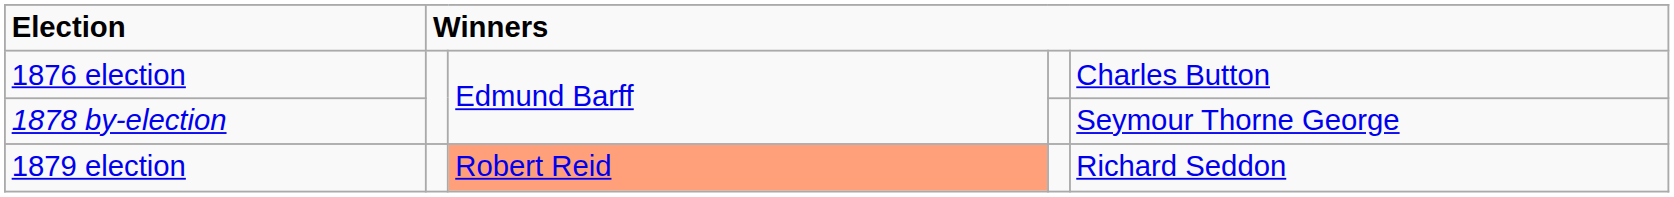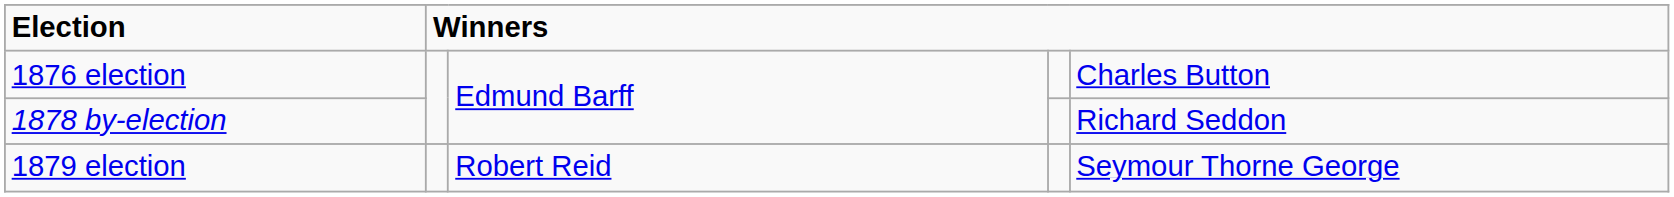(1238, 120) Seymour Thorne George -> (1181, 120) Richard Seddon
(533, 167) lightsalmon background -> (533, 167) no background
(1181, 167) Richard Seddon -> (1238, 167) Seymour Thorne George
